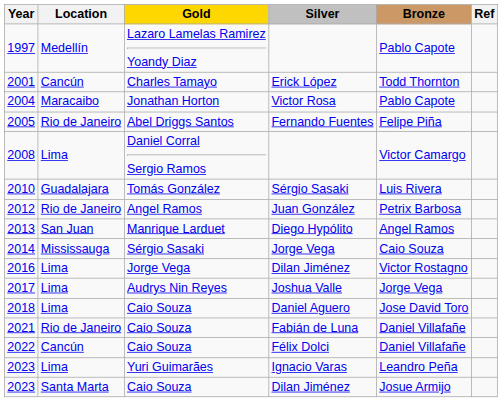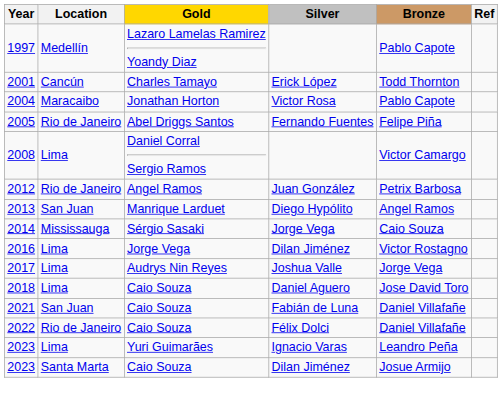- row: (21, 189)
(81, 327) Rio de Janeiro -> (67, 308) San Juan
(62, 347) Cancún -> (81, 327) Rio de Janeiro
